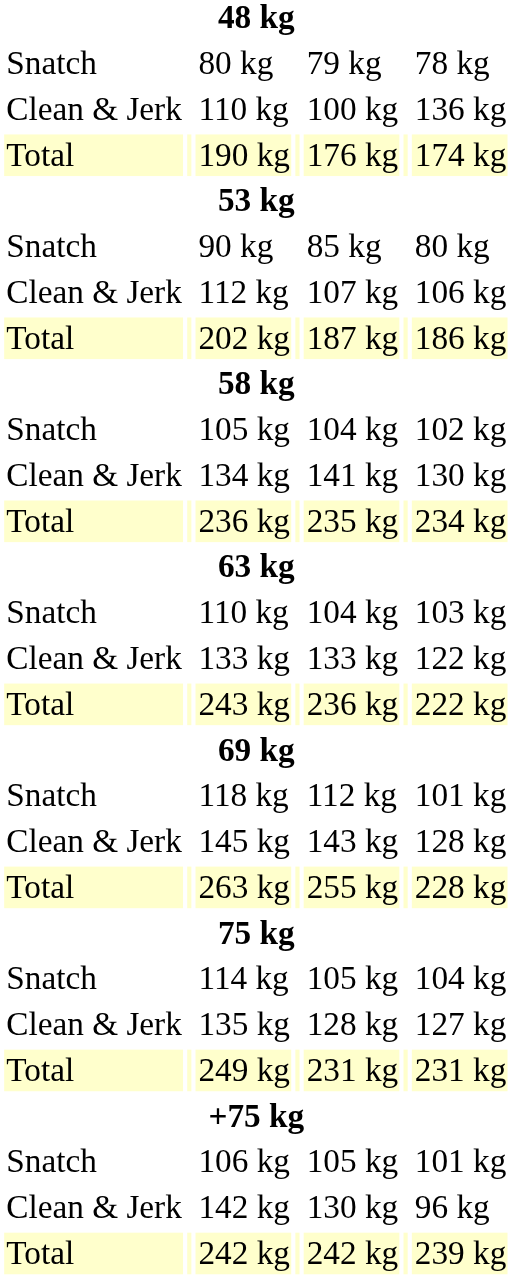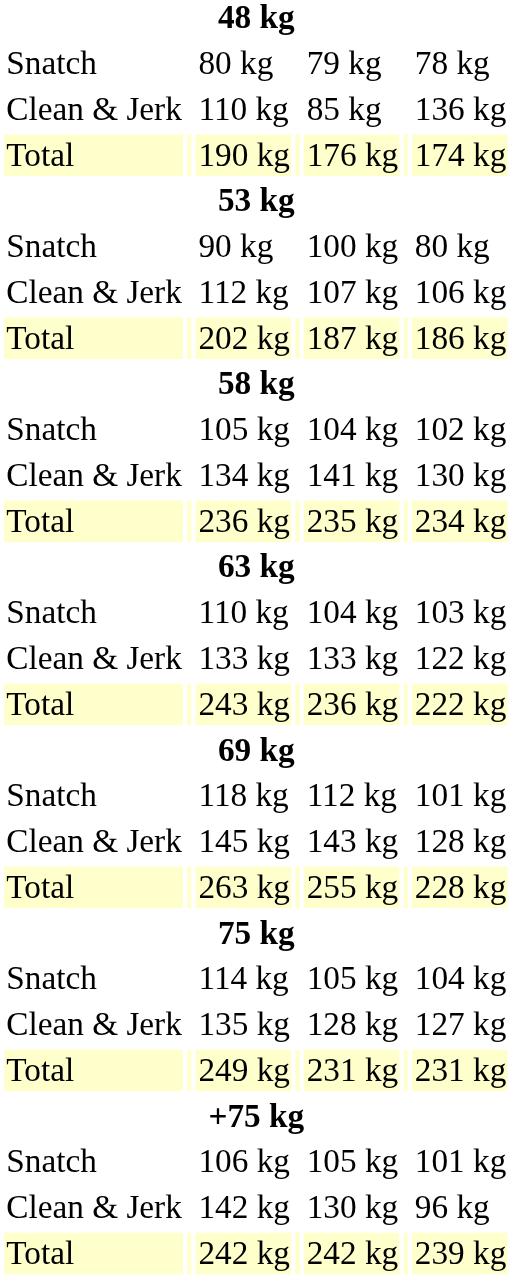(352, 108) 100 kg -> (344, 108) 85 kg
(344, 246) 85 kg -> (352, 246) 100 kg
